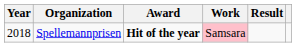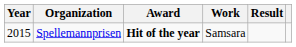(19, 32) 2018 -> (19, 32) 2015
(225, 32) pink background -> (225, 32) no background
